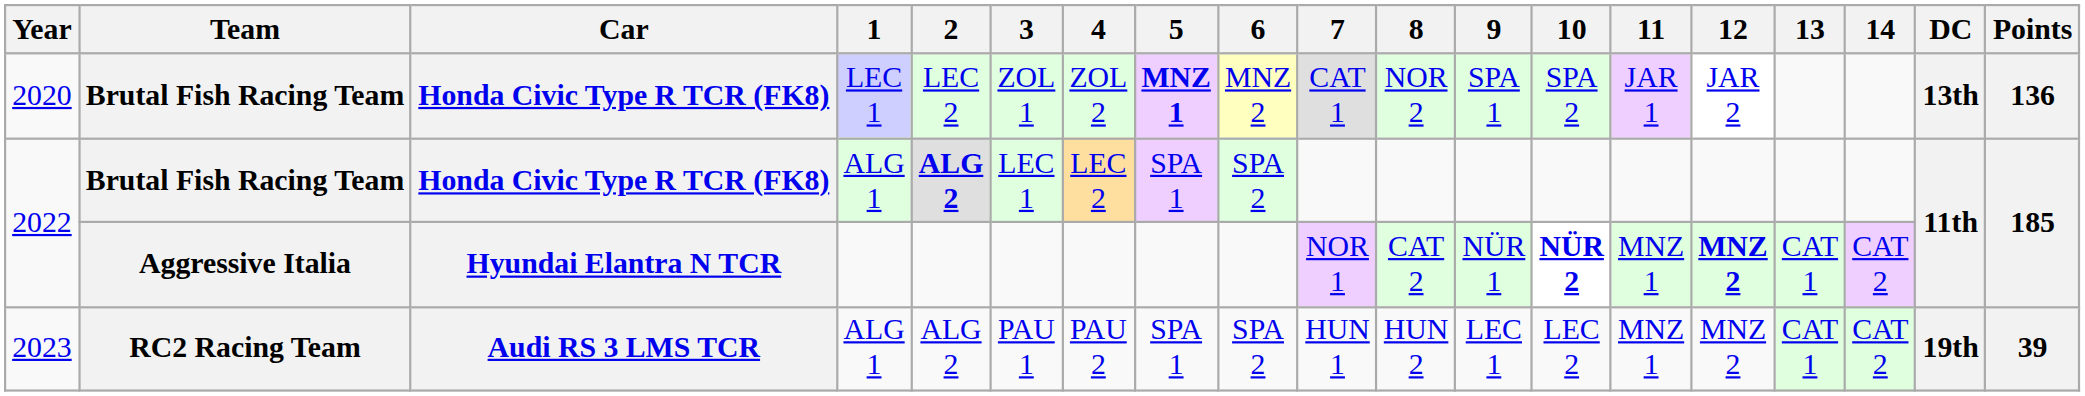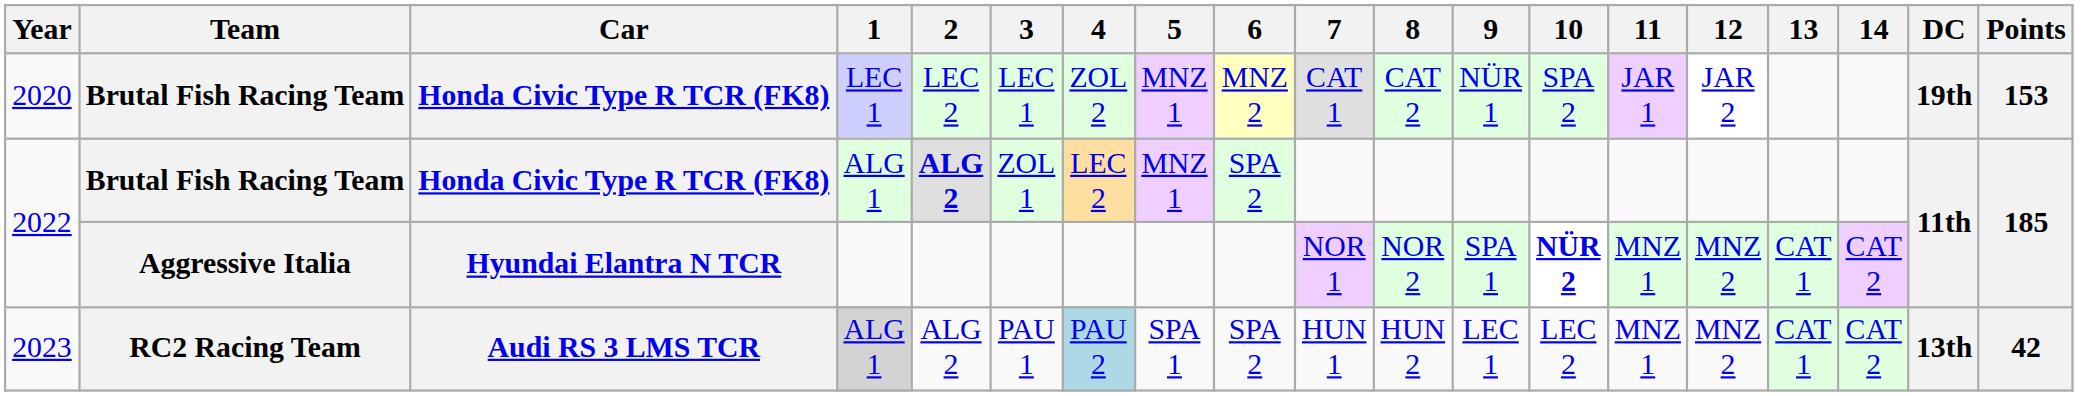(1026, 95) ZOL 1 -> (1026, 95) LEC 1
(1176, 95) bold -> (1174, 95) normal
(1416, 95) NOR 2 -> (1413, 95) CAT 2
(1494, 95) SPA 1 -> (1491, 95) NÜR 1
(1951, 95) 13th -> (1944, 95) 19th
(2033, 95) 136 -> (2026, 95) 153
(1026, 179) LEC 1 -> (1026, 179) ZOL 1
(1176, 179) SPA 1 -> (1174, 179) MNZ 1
(1416, 263) CAT 2 -> (1413, 263) NOR 2
(1494, 263) NÜR 1 -> (1491, 263) SPA 1
(1733, 263) bold -> (1728, 263) normal
(874, 347) no background -> (874, 347) lightgrey background
(1098, 347) no background -> (1098, 347) lightblue background
(1951, 347) 19th -> (1944, 347) 13th
(2033, 347) 39 -> (2026, 347) 42
